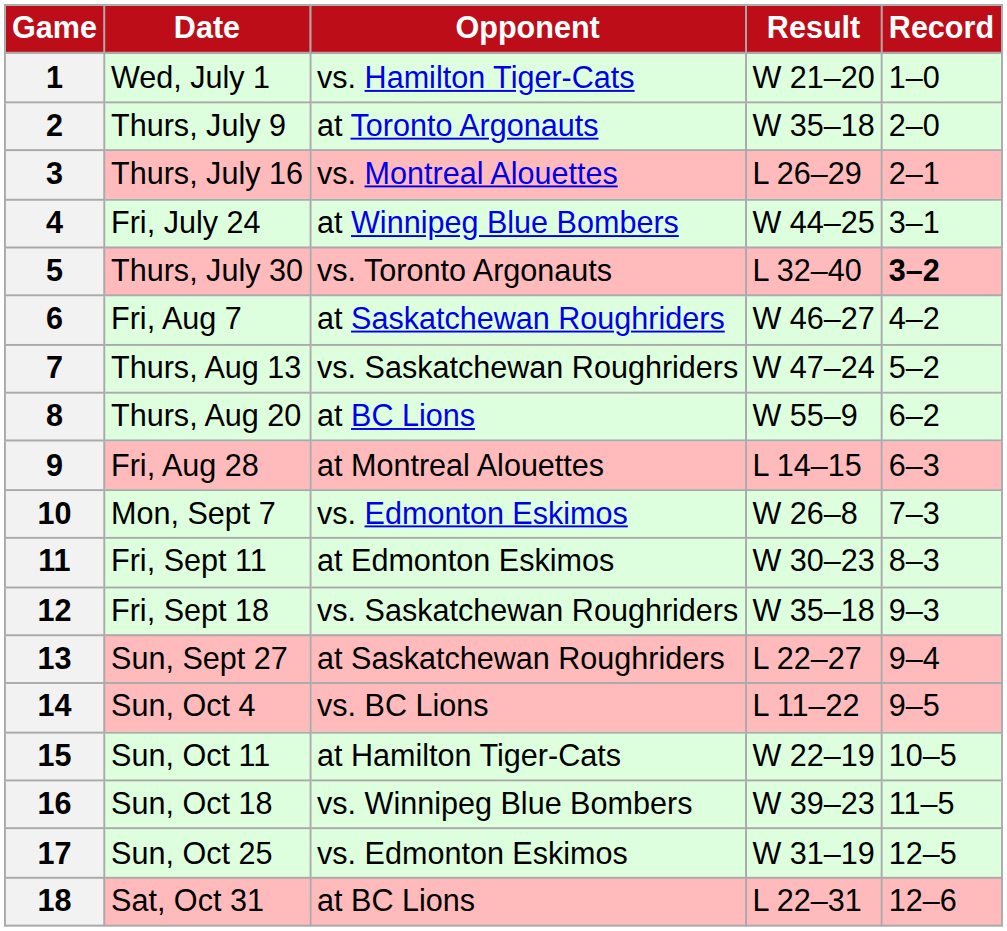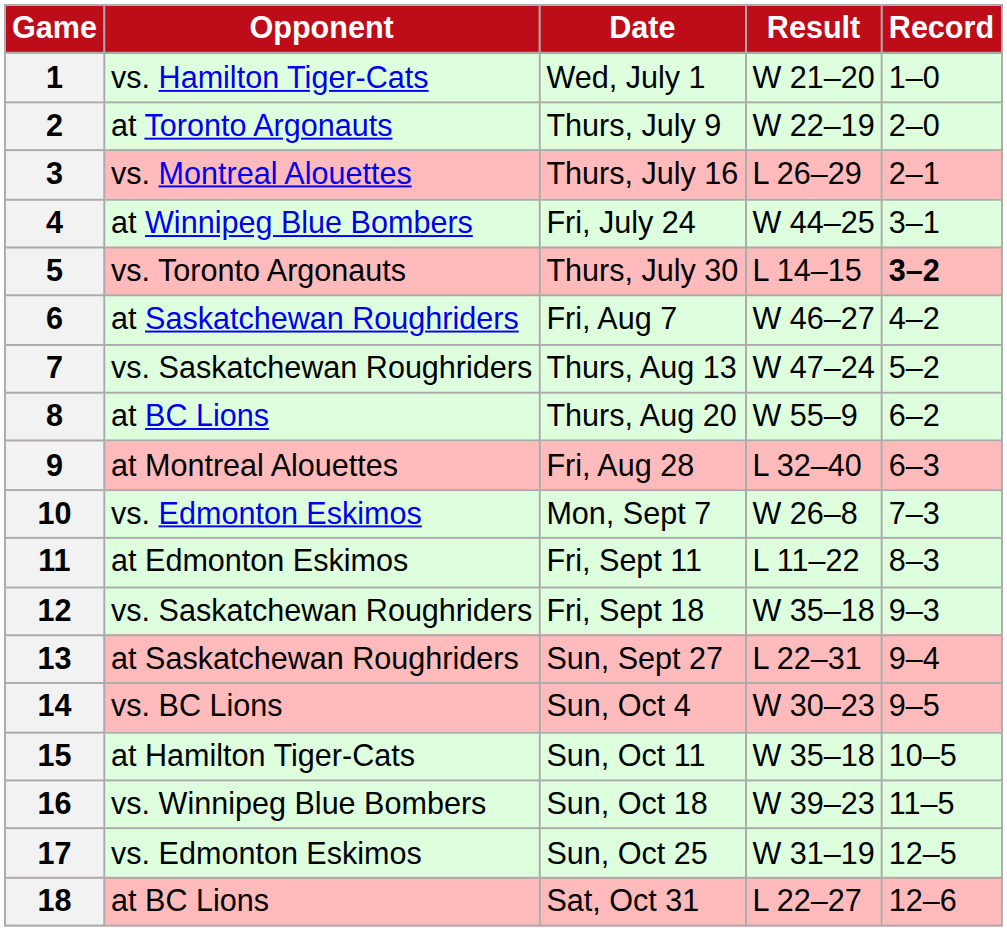columns swapped: (207, 28) <-> (528, 28)
(814, 125) W 35–18 -> (814, 125) W 22–19
(807, 271) L 32–40 -> (807, 271) L 14–15
(807, 464) L 14–15 -> (807, 464) L 32–40
(814, 561) W 30–23 -> (806, 561) L 11–22
(807, 658) L 22–27 -> (807, 658) L 22–31
(806, 707) L 11–22 -> (814, 707) W 30–23
(814, 755) W 22–19 -> (814, 755) W 35–18
(807, 901) L 22–31 -> (807, 901) L 22–27
